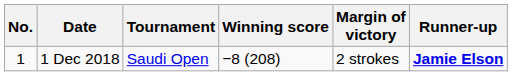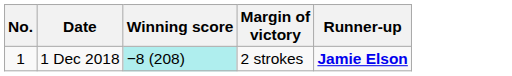- column: (171, 26)
(251, 59) no background -> (156, 59) paleturquoise background
